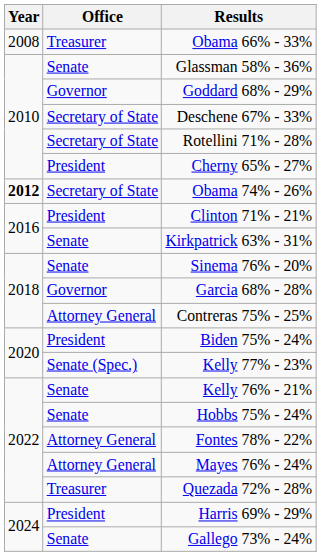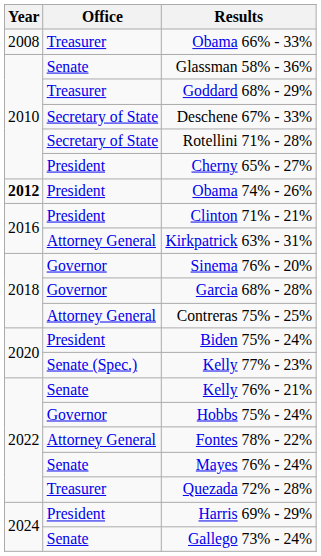(77, 91) Governor -> (76, 91) Treasurer
(102, 191) Secretary of State -> (76, 191) President
(68, 240) Senate -> (101, 240) Attorney General
(68, 265) Senate -> (77, 265) Governor
(68, 414) Senate -> (77, 414) Governor
(101, 464) Attorney General -> (68, 464) Senate
